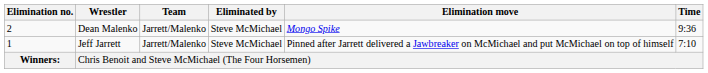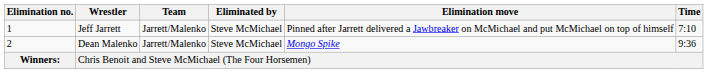rows swapped: (99, 44) <-> (108, 28)
